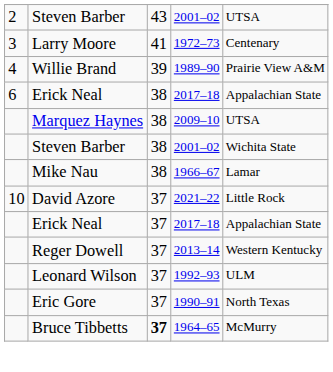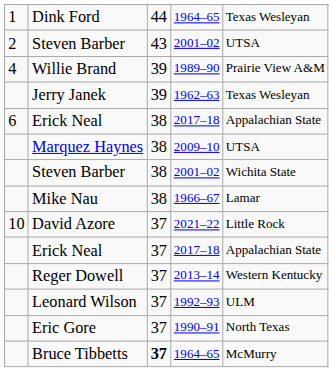+ row: (12, 17)
- row: (12, 43)
+ row: (16, 95)
